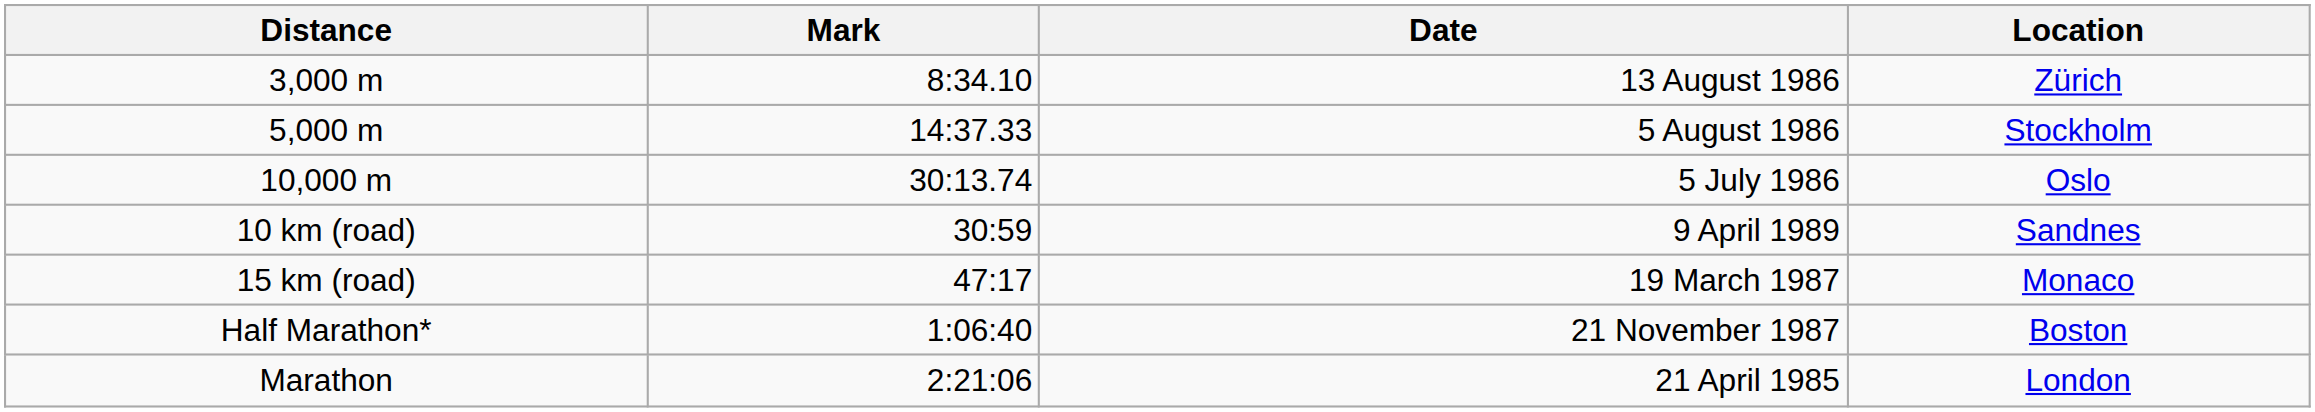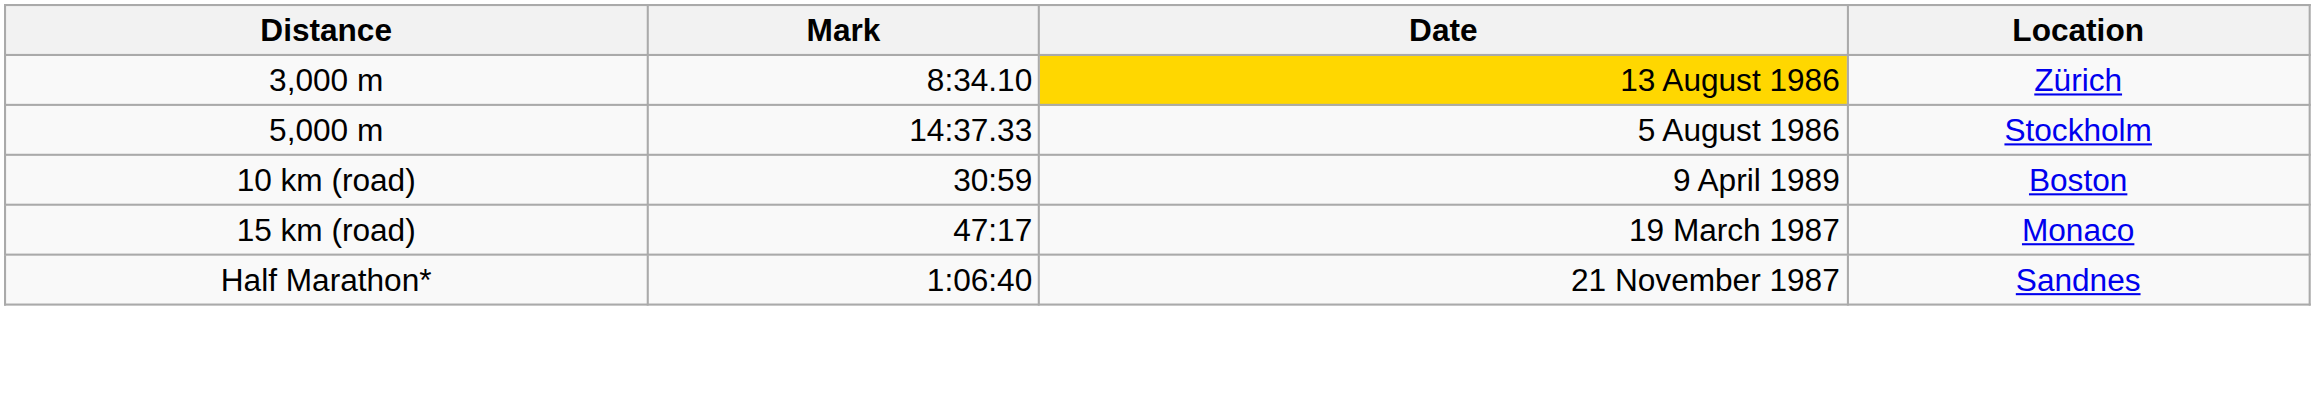(1730, 80) no background -> (1730, 80) gold background
- row: (326, 180)
(2078, 230) Sandnes -> (2078, 180) Boston
(2078, 331) Boston -> (2078, 281) Sandnes
- row: (326, 381)
